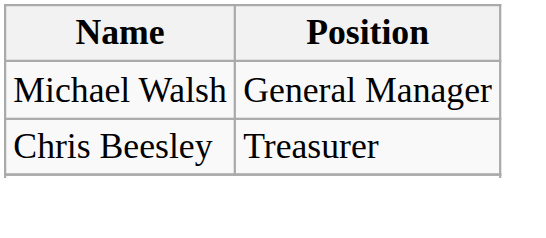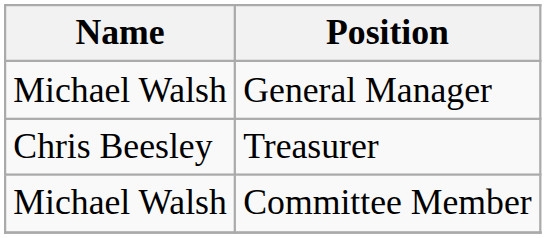+ row: (387, 202)
